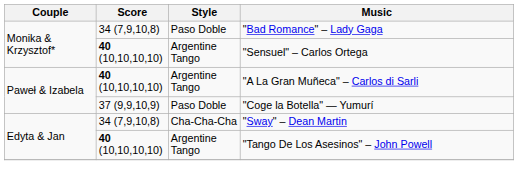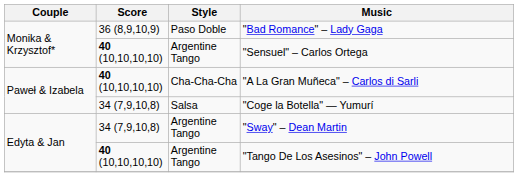(129, 30) 34 (7,9,10,8) -> (129, 30) 36 (8,9,10,9)
(194, 82) Argentine Tango -> (204, 82) Cha-Cha-Cha
(129, 105) 37 (9,9,10,9) -> (129, 105) 34 (7,9,10,8)
(198, 105) Paso Doble -> (184, 105) Salsa
(204, 122) Cha-Cha-Cha -> (194, 128) Argentine Tango
